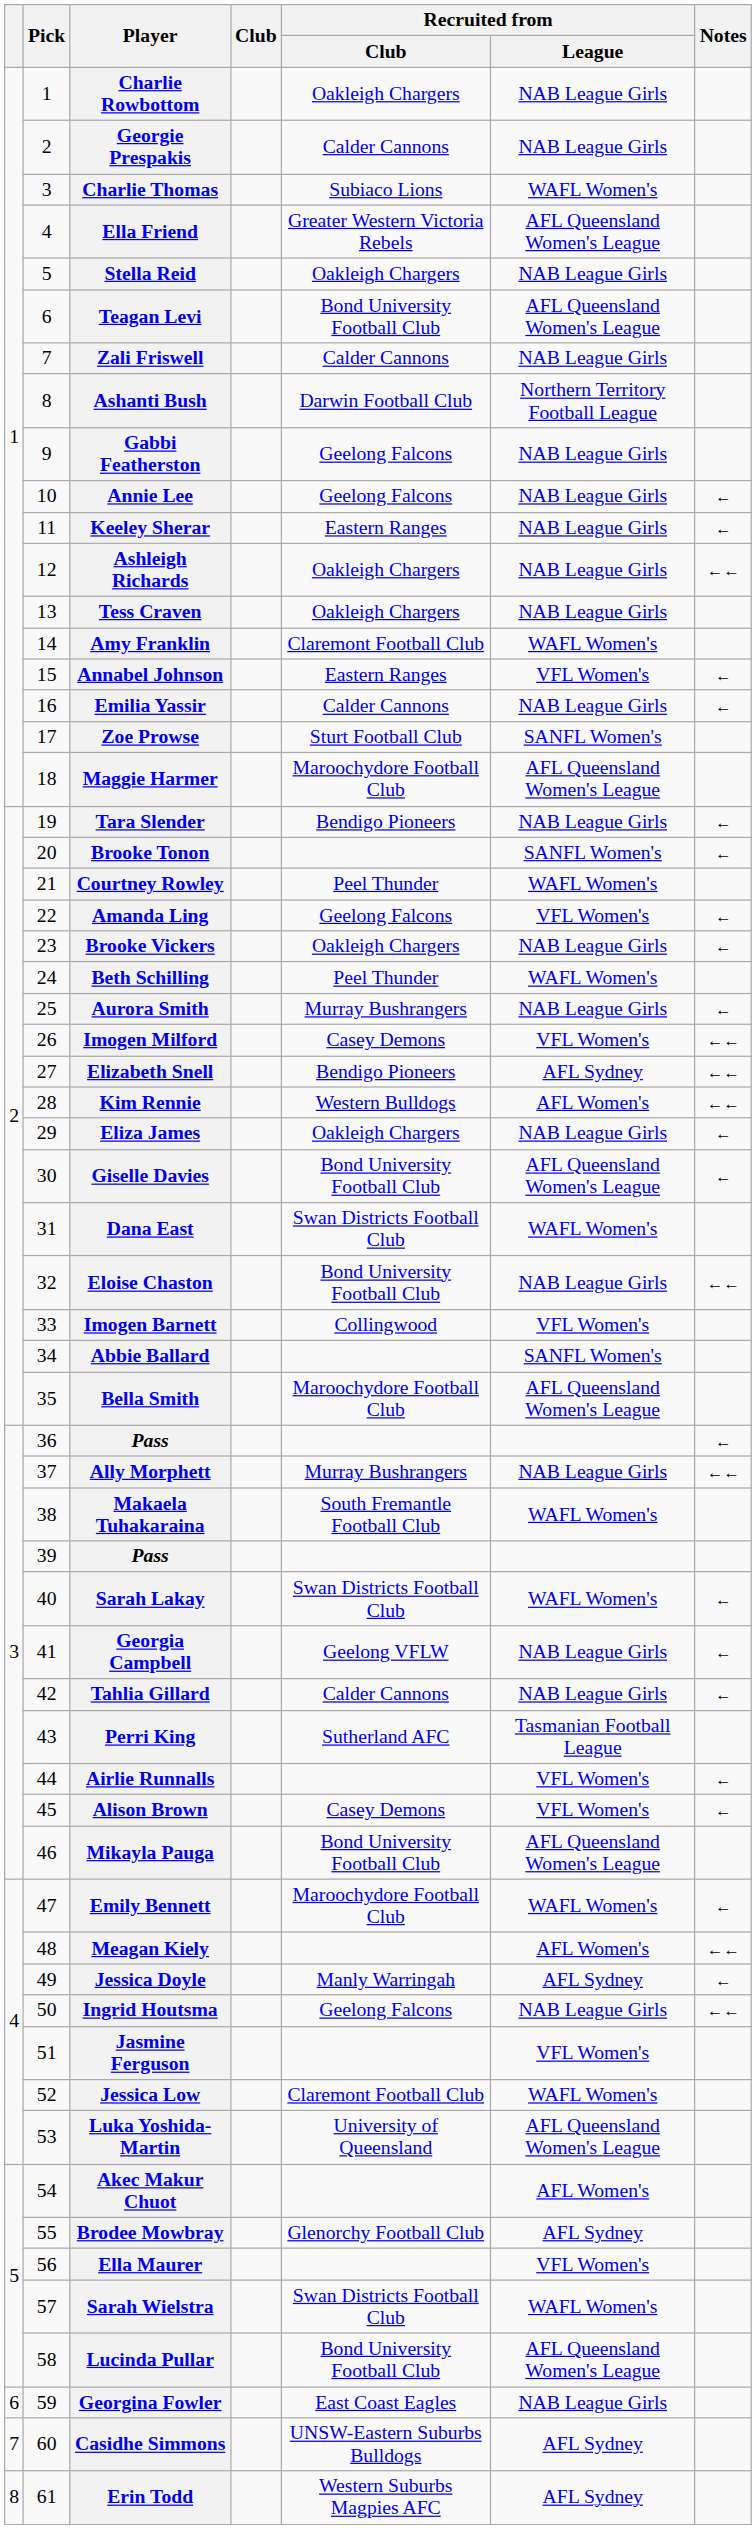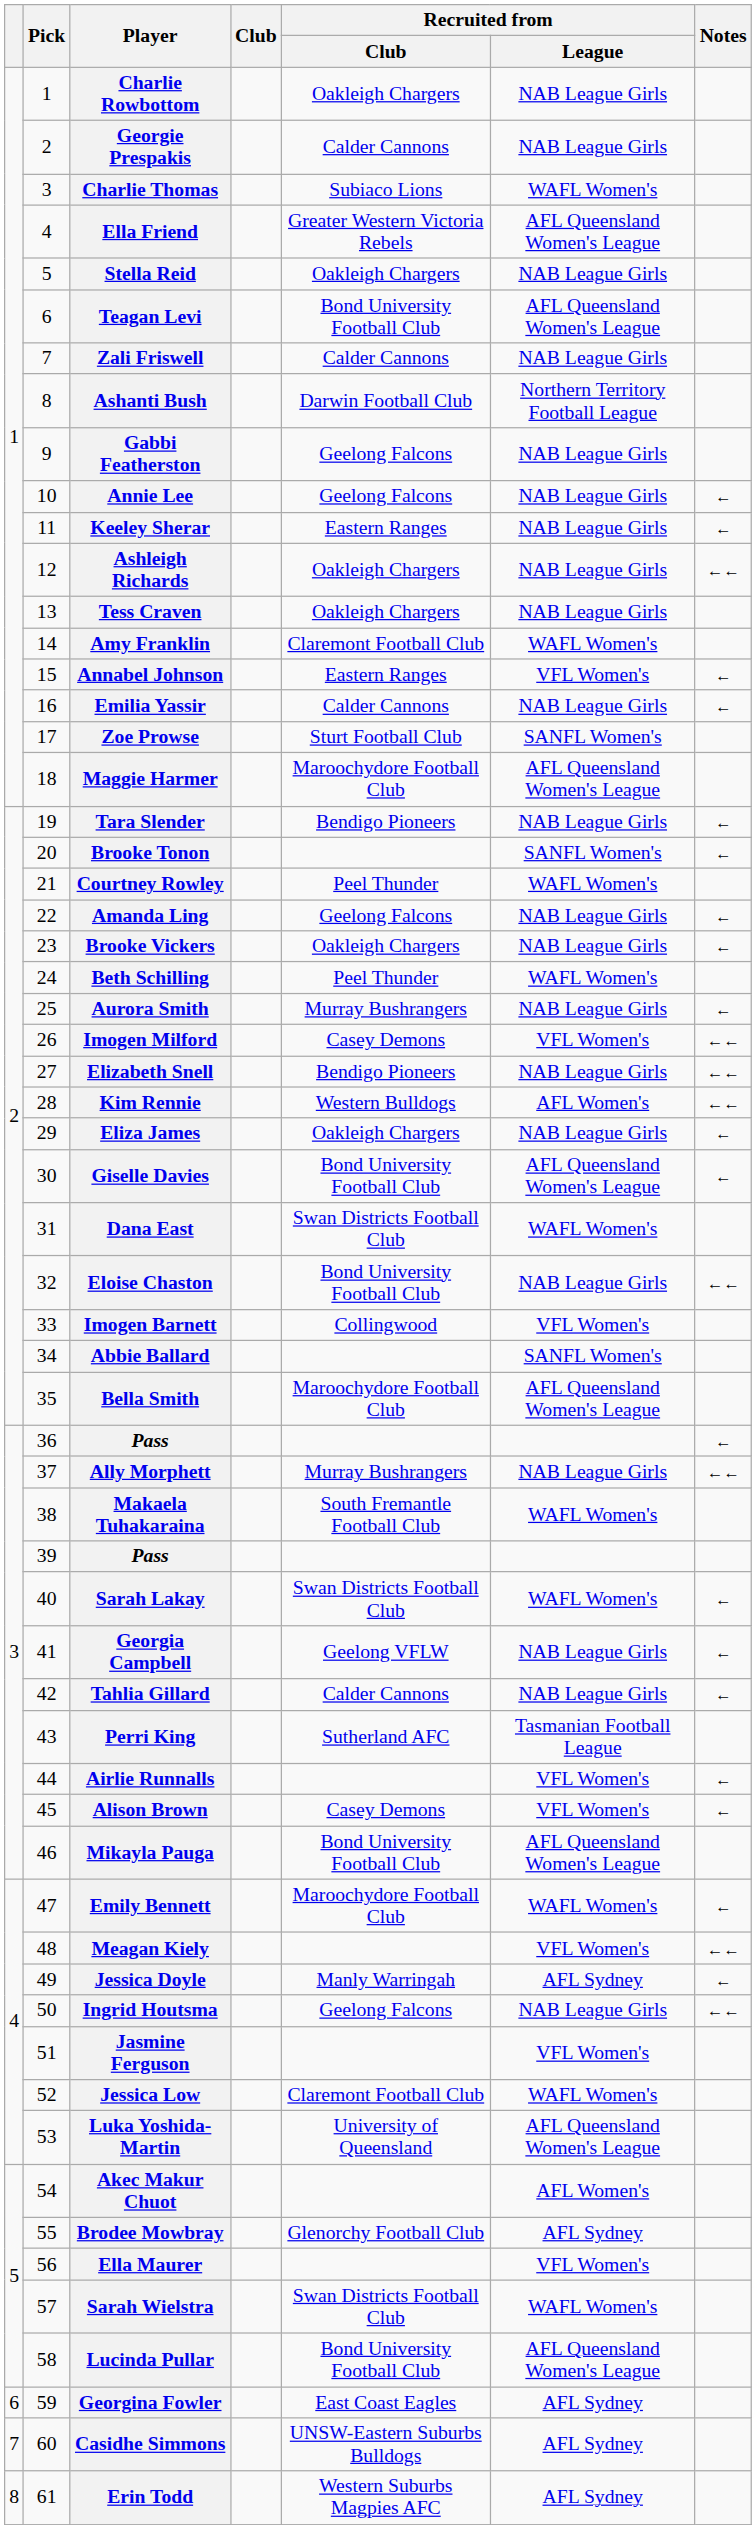(593, 915) VFL Women's -> (593, 915) NAB League Girls
(593, 1071) AFL Sydney -> (593, 1071) NAB League Girls
(593, 1947) AFL Women's -> (593, 1947) VFL Women's
(593, 2402) NAB League Girls -> (593, 2402) AFL Sydney
